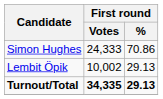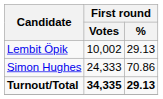rows swapped: (44, 49) <-> (37, 67)
